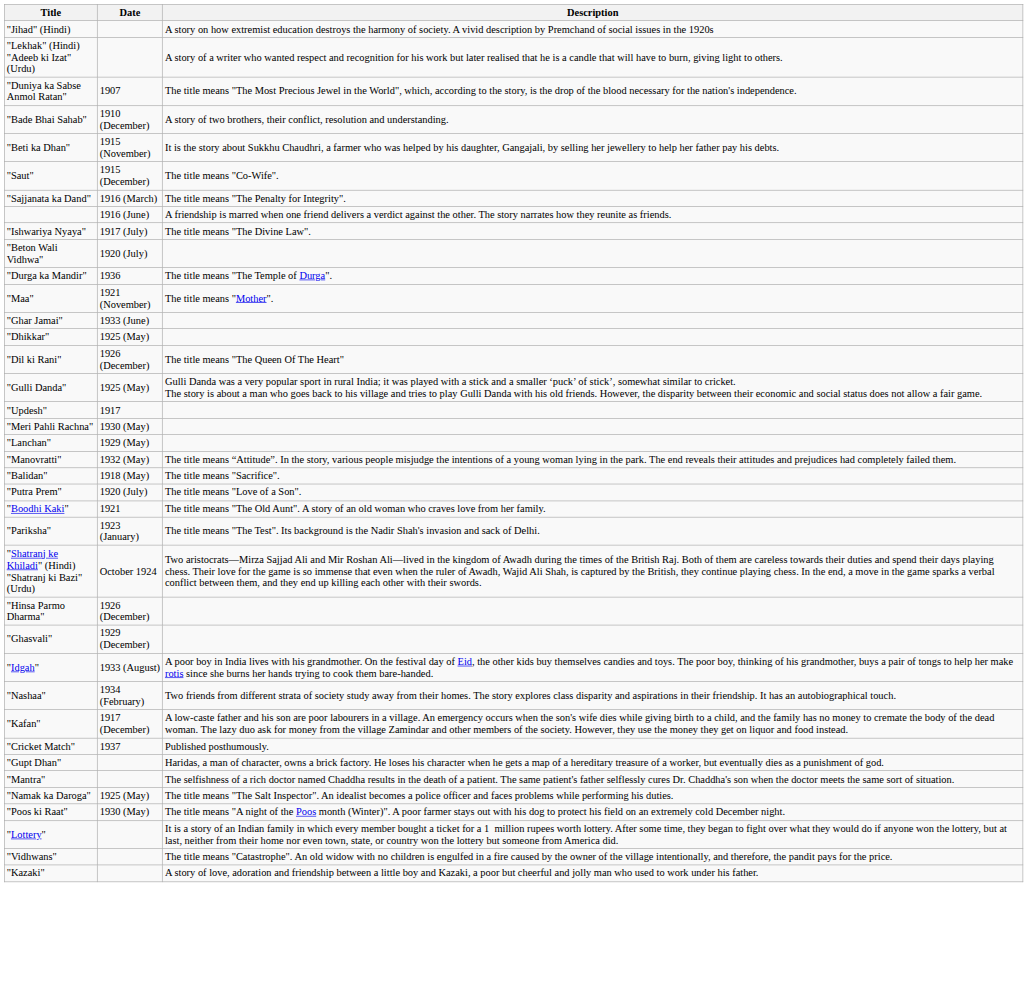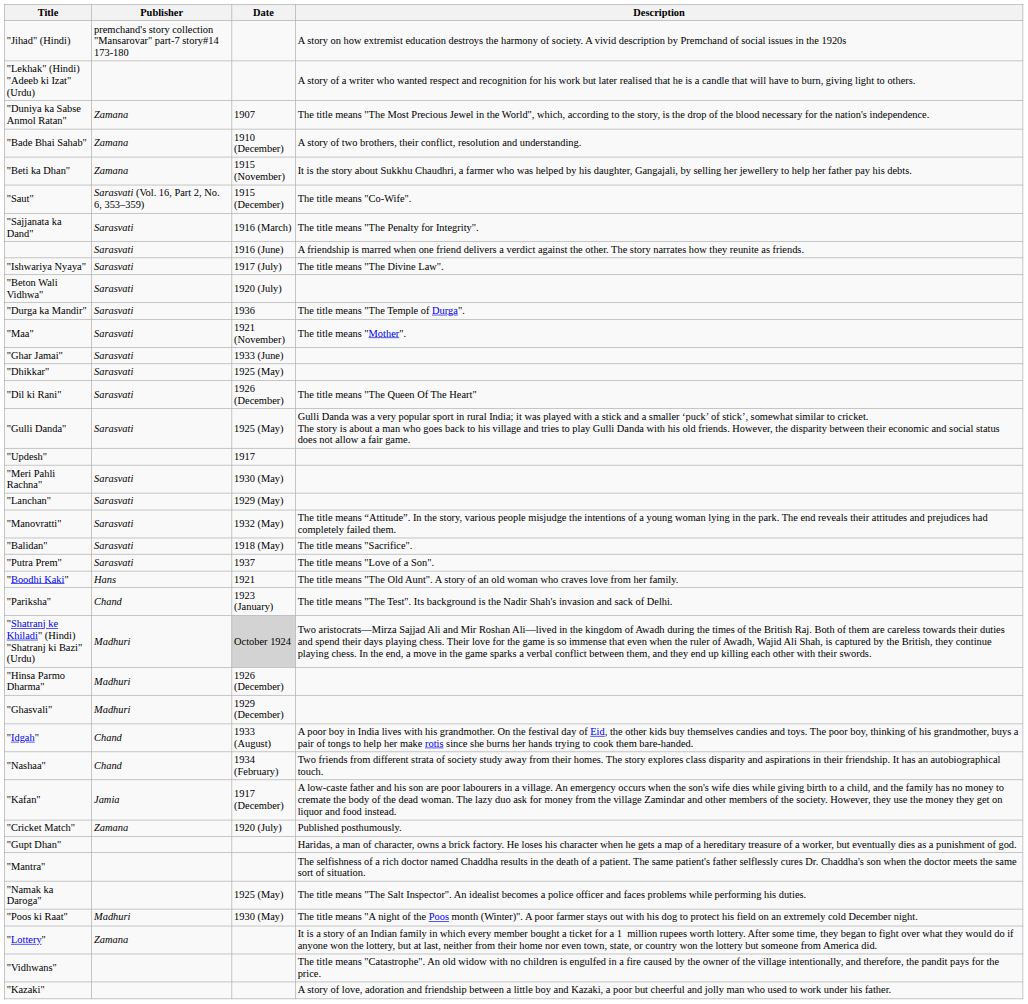+ column: (162, 12)
(124, 492) 1920 (July) -> (244, 562) 1937
(128, 571) no background -> (262, 641) lightgrey background
(110, 746) 1937 -> (258, 828) 1920 (July)
